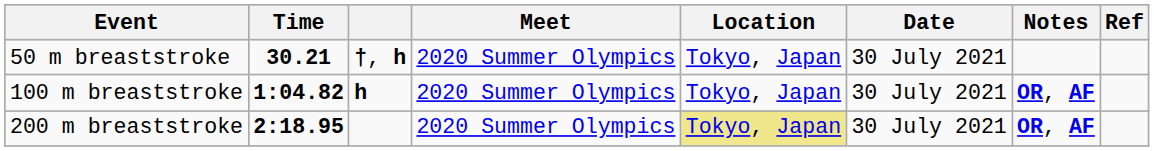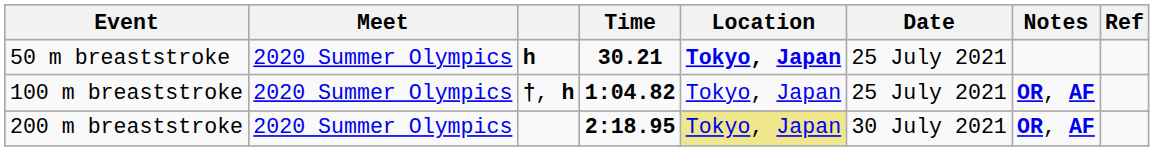columns swapped: (299, 22) <-> (546, 22)
(380, 58) †, h -> (529, 58) h
(763, 58) normal -> (763, 58) bold
(929, 58) 30 July 2021 -> (929, 58) 25 July 2021
(361, 93) h -> (549, 93) †, h
(929, 93) 30 July 2021 -> (929, 93) 25 July 2021
